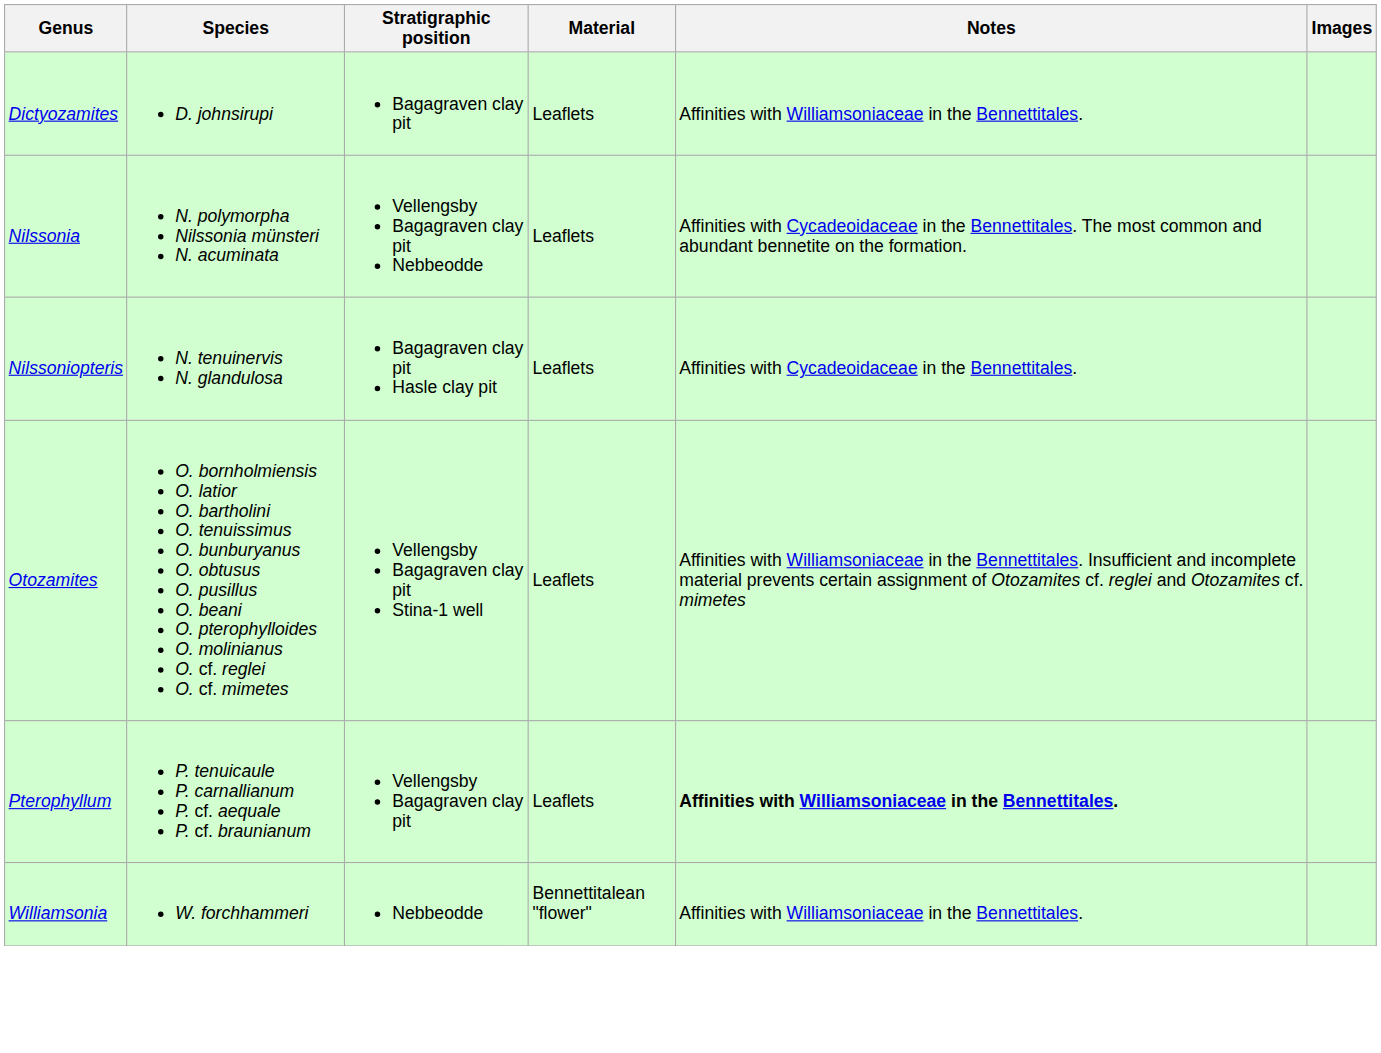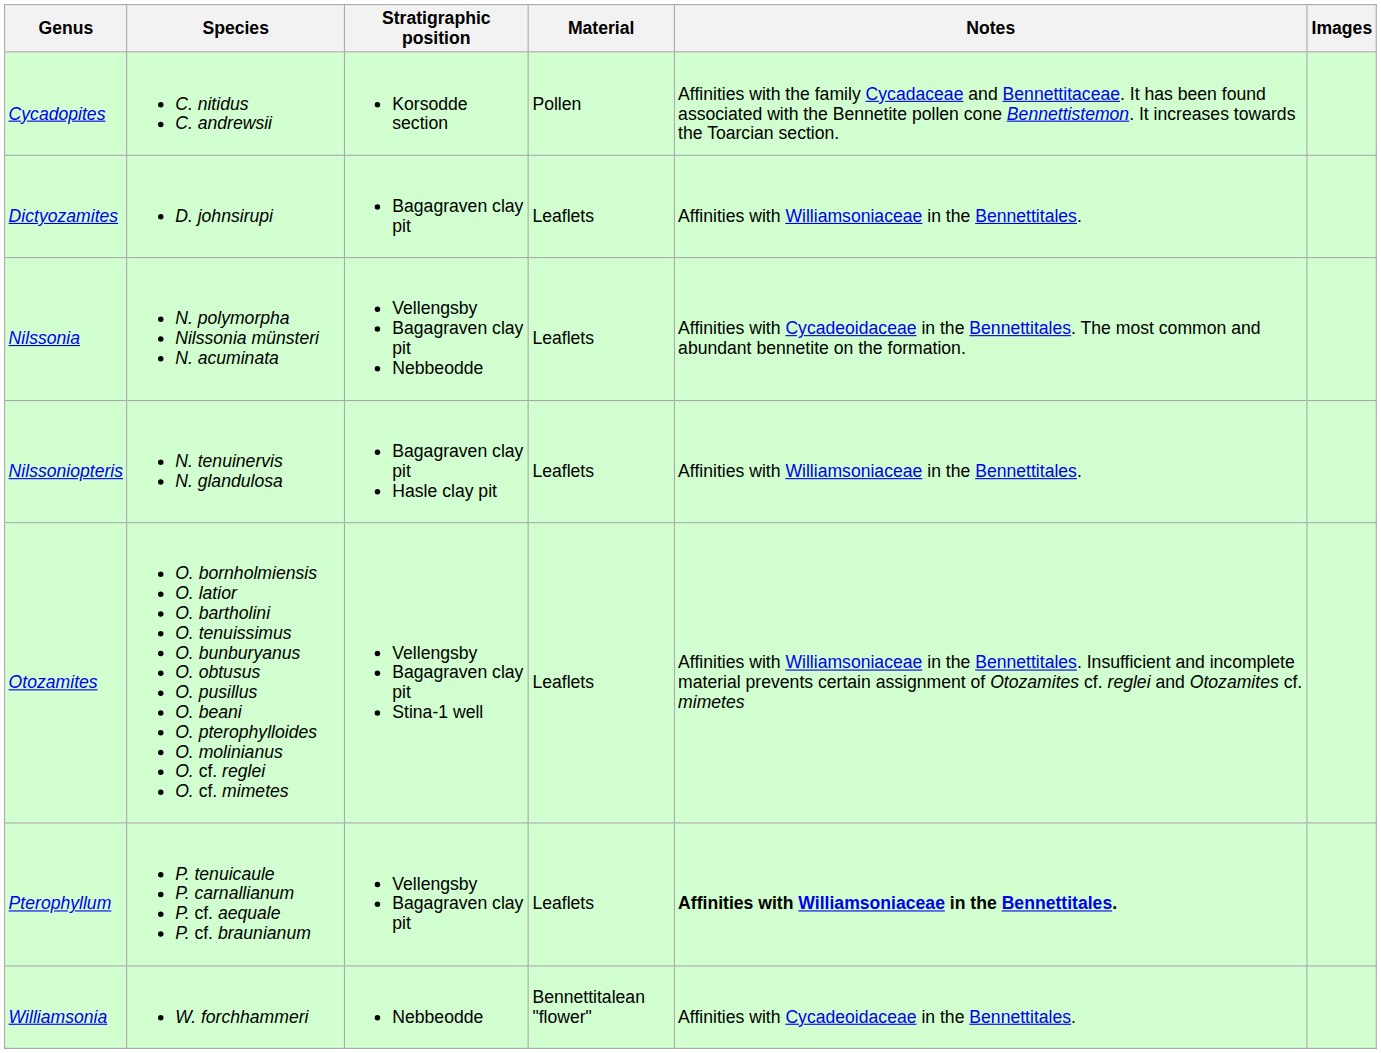+ row: (57, 113)
(878, 368) Affinities with Cycadeoidaceae in the Bennettitales. -> (880, 471) Affinities with Williamsoniaceae in the Bennettitales.
(881, 914) Affinities with Williamsoniaceae in the Bennettitales. -> (877, 1016) Affinities with Cycadeoidaceae in the Bennettitales.
